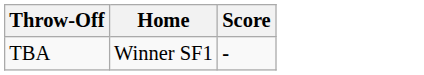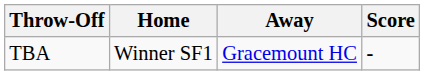+ column: (290, 20)
